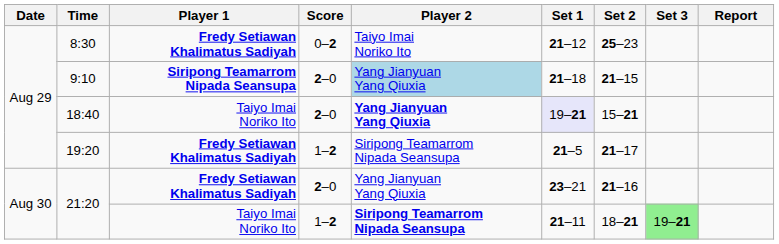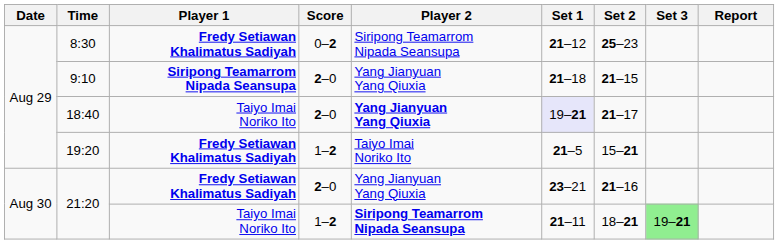(384, 44) Taiyo Imai Noriko Ito -> (414, 44) Siripong Teamarrom Nipada Seansupa
(398, 79) lightblue background -> (398, 79) no background
(620, 115) 15–21 -> (620, 115) 21–17
(414, 151) Siripong Teamarrom Nipada Seansupa -> (384, 151) Taiyo Imai Noriko Ito
(620, 151) 21–17 -> (620, 151) 15–21
